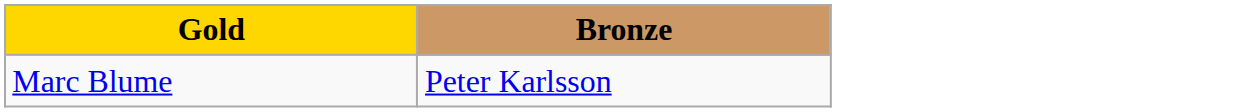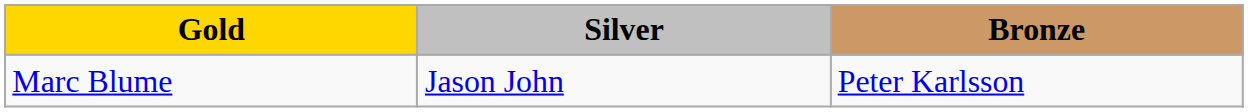+ column: (624, 29)
